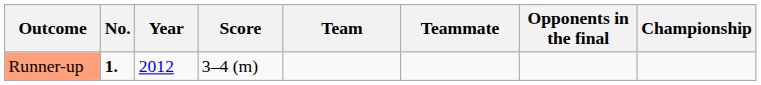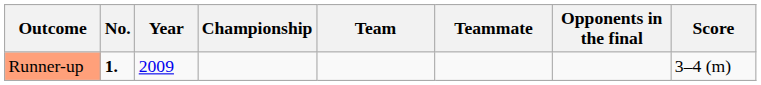columns swapped: (697, 28) <-> (240, 28)
(156, 66) 2012 -> (156, 66) 2009
